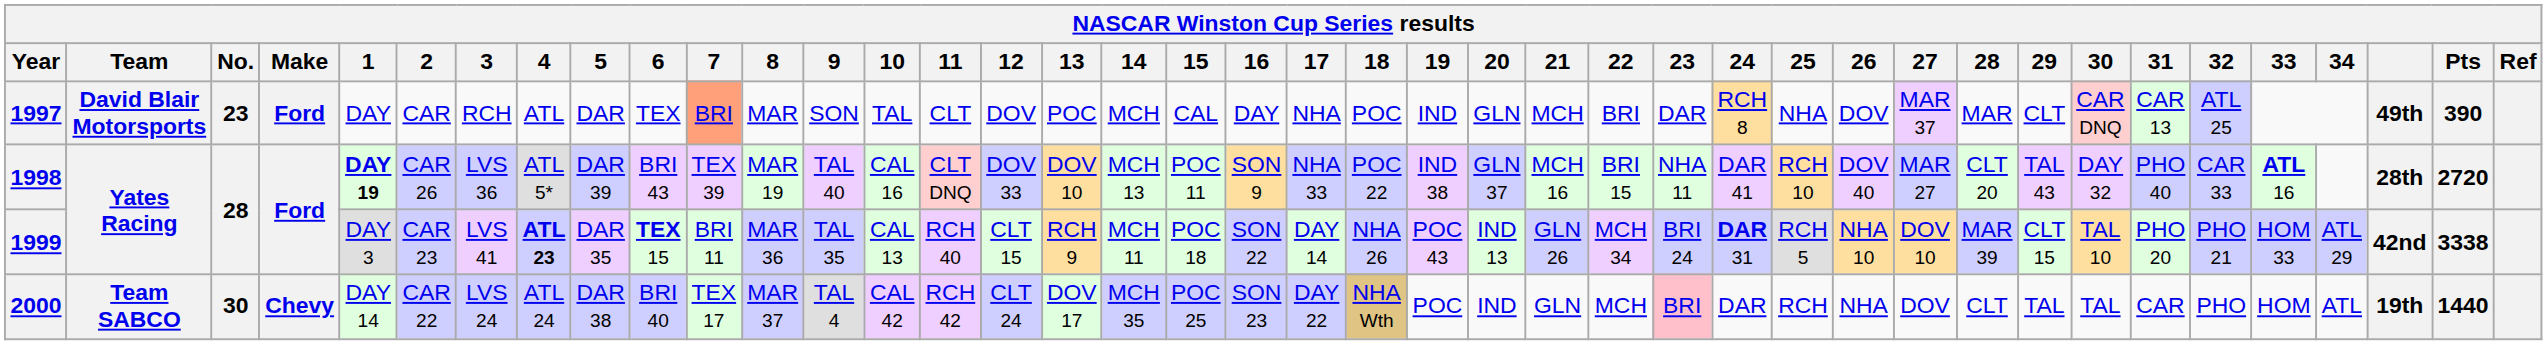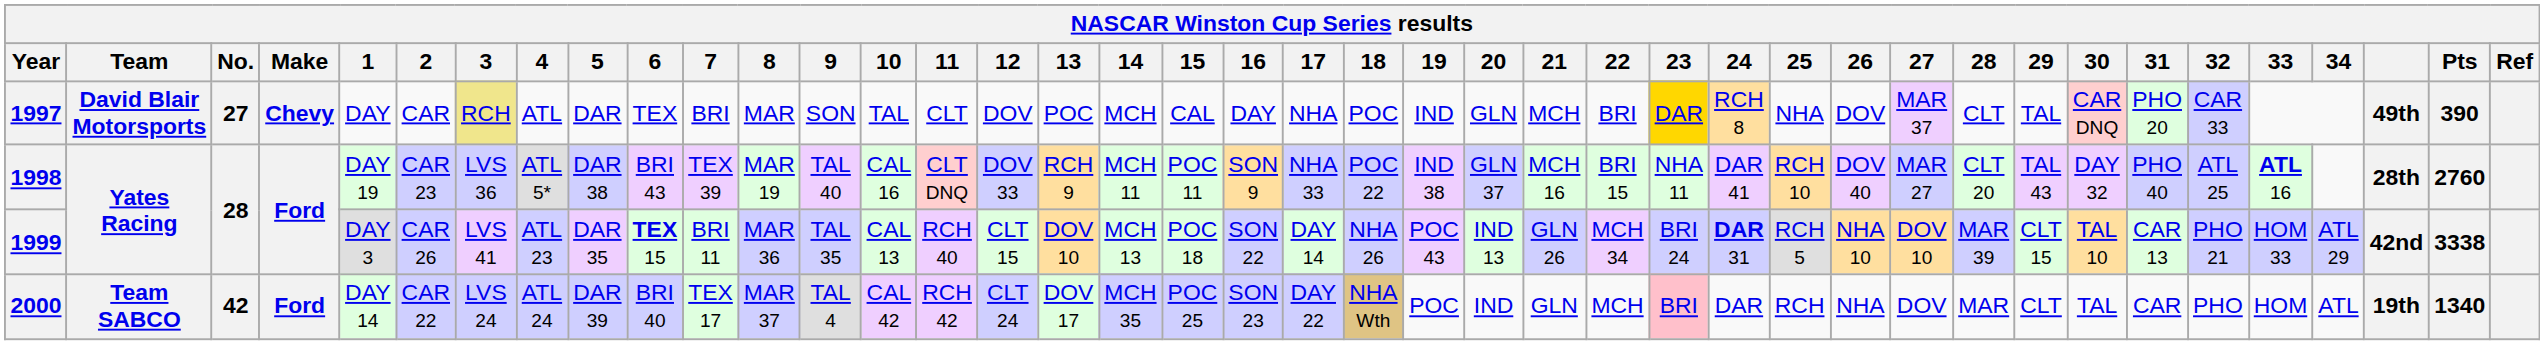(236, 113) 23 -> (236, 113) 27
(300, 113) Ford -> (300, 113) Chevy
(487, 113) no background -> (486, 113) khaki background
(714, 113) lightsalmon background -> (711, 113) no background
(1682, 113) no background -> (1679, 113) gold background
(1987, 113) MAR -> (1984, 113) CLT
(2044, 113) CLT -> (2041, 113) TAL
(2160, 112) CAR 13 -> (2157, 112) PHO 20
(2221, 112) ATL 25 -> (2218, 112) CAR 33
(368, 177) bold -> (368, 176) normal
(427, 176) CAR 26 -> (426, 176) CAR 23
(601, 176) DAR 39 -> (597, 176) DAR 38
(1072, 176) DOV 10 -> (1068, 176) RCH 9
(1134, 176) MCH 13 -> (1130, 176) MCH 11
(2221, 176) CAR 33 -> (2218, 176) ATL 25
(2463, 177) 2720 -> (2460, 177) 2760
(427, 241) CAR 23 -> (426, 241) CAR 26
(544, 242) bold -> (542, 241) normal
(1072, 241) RCH 9 -> (1068, 241) DOV 10
(1134, 241) MCH 11 -> (1130, 241) MCH 13
(2160, 241) PHO 20 -> (2157, 241) CAR 13
(236, 306) 30 -> (236, 306) 42
(300, 306) Chevy -> (300, 306) Ford
(601, 305) DAR 38 -> (597, 305) DAR 39
(1987, 306) CLT -> (1984, 306) MAR
(2044, 306) TAL -> (2041, 306) CLT
(2463, 306) 1440 -> (2460, 306) 1340
